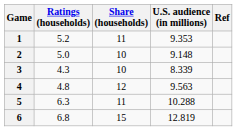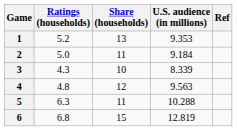(121, 39) 11 -> (121, 39) 13
(121, 54) 10 -> (121, 54) 11
(181, 54) 9.148 -> (181, 54) 9.184
